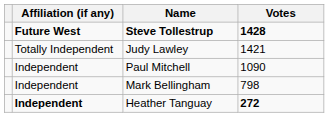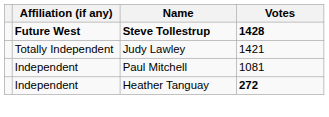(253, 67) 1090 -> (252, 67) 1081
- row: (168, 85)
(49, 103) bold -> (46, 85) normal
